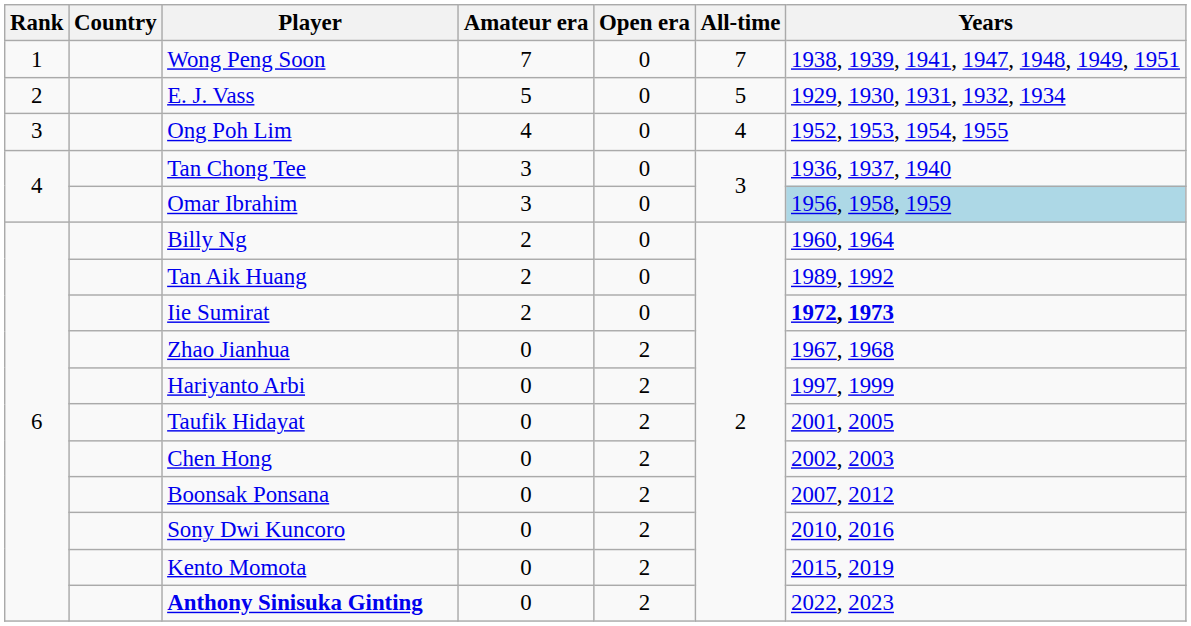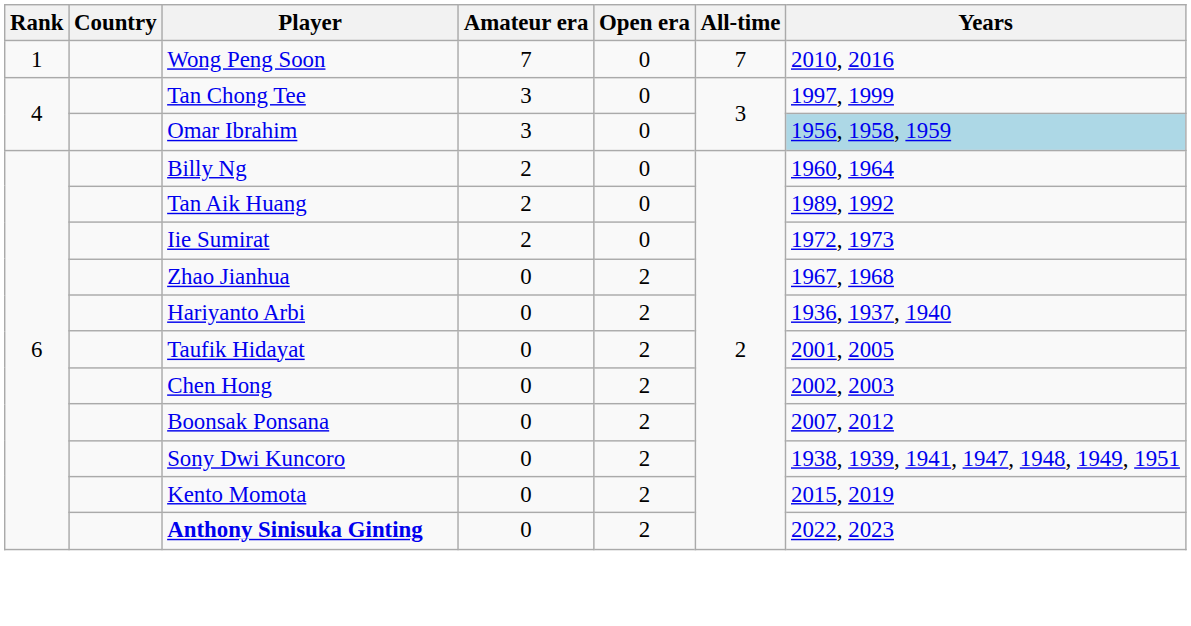(985, 58) 1938, 1939, 1941, 1947, 1948, 1949, 1951 -> (842, 58) 2010, 2016
- row: (211, 95)
- row: (229, 131)
(871, 167) 1936, 1937, 1940 -> (842, 95) 1997, 1999
(842, 312) bold -> (842, 240) normal
(842, 385) 1997, 1999 -> (871, 312) 1936, 1937, 1940
(842, 530) 2010, 2016 -> (985, 458) 1938, 1939, 1941, 1947, 1948, 1949, 1951
